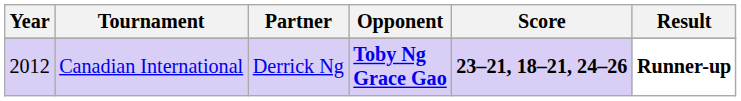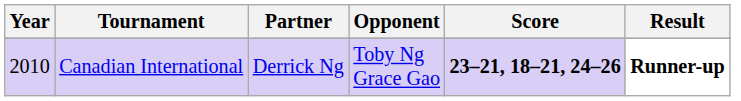(30, 66) 2012 -> (30, 66) 2010
(400, 66) bold -> (397, 66) normal
